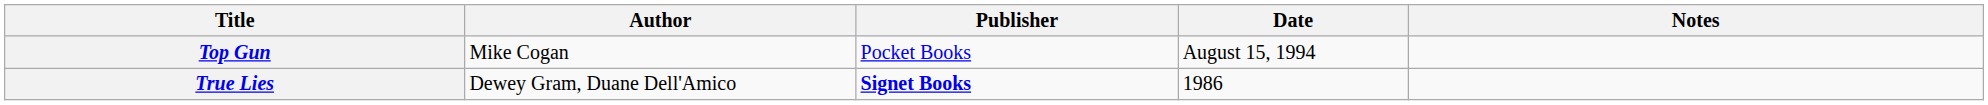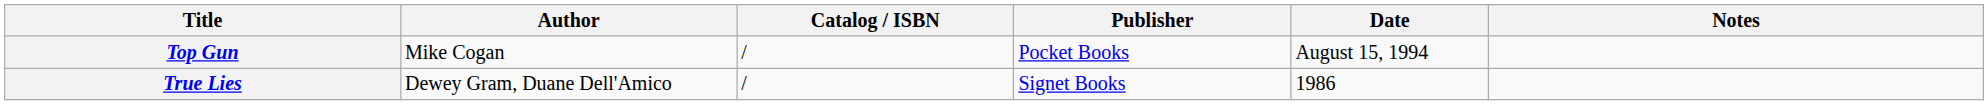+ column: (875, 20)
(916, 83) bold -> (1072, 83) normal
